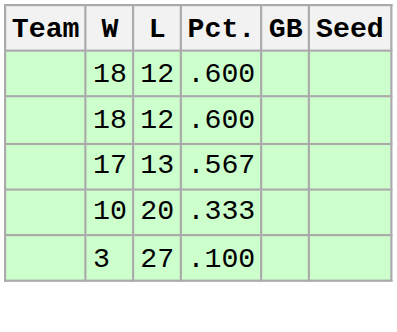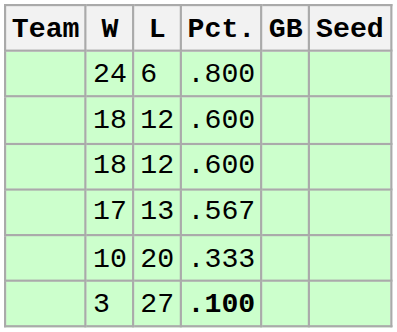+ row: (110, 74)
(221, 258) normal -> (221, 304) bold
